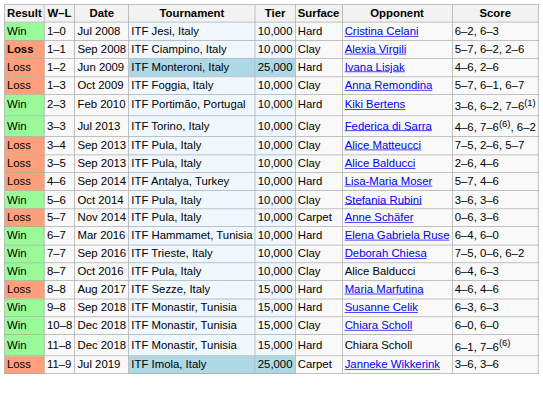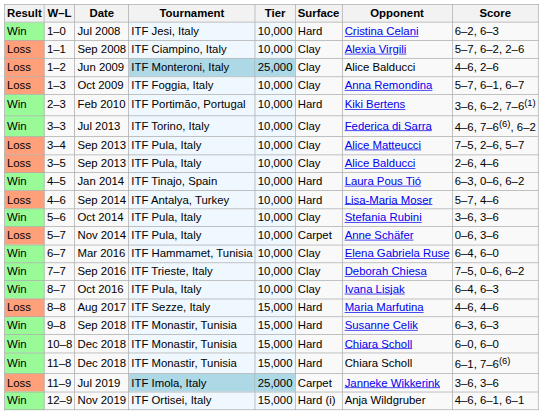(20, 49) bold -> (19, 49) normal
(310, 67) Hard -> (309, 67) Clay
(375, 67) Ivana Lisjak -> (380, 67) Alice Balducci
+ row: (56, 181)
(310, 235) Hard -> (309, 253) Clay
(380, 271) Alice Balducci -> (375, 289) Ivana Lisjak
(309, 325) Clay -> (310, 343) Hard
+ row: (60, 401)
